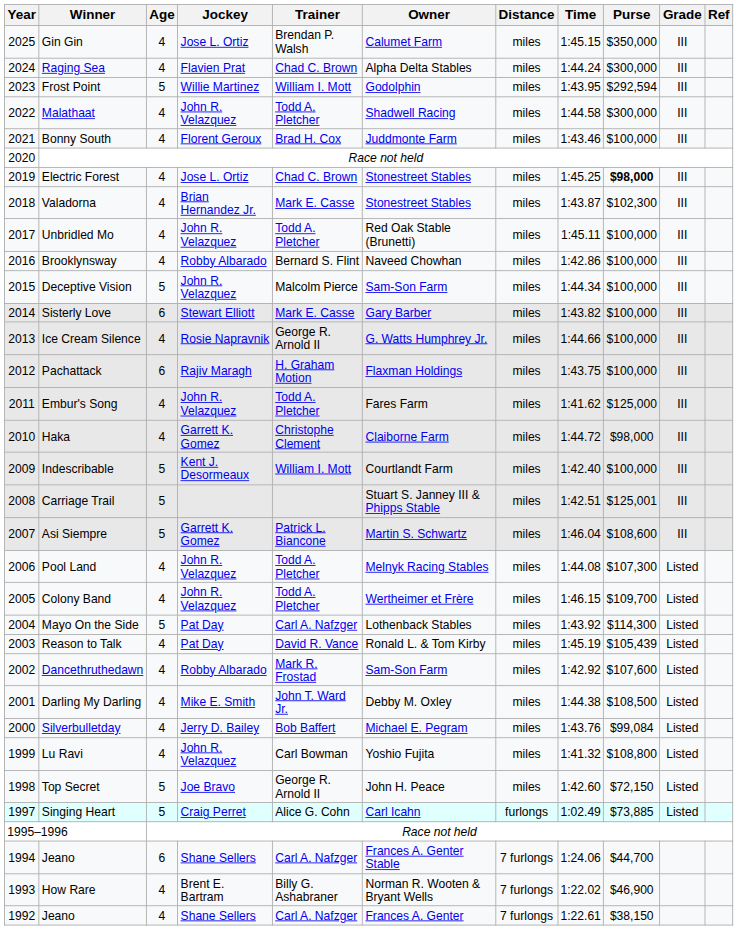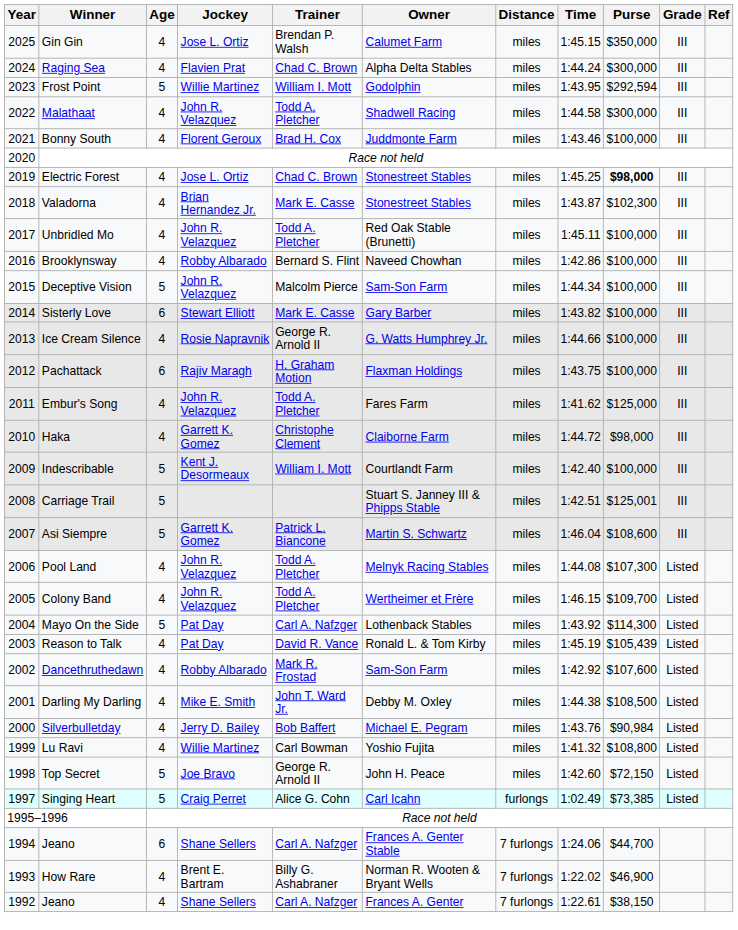(632, 728) $99,084 -> (632, 728) $90,984
(208, 754) John R. Velazquez -> (220, 747) Willie Martinez
(632, 812) $73,885 -> (632, 799) $73,385
